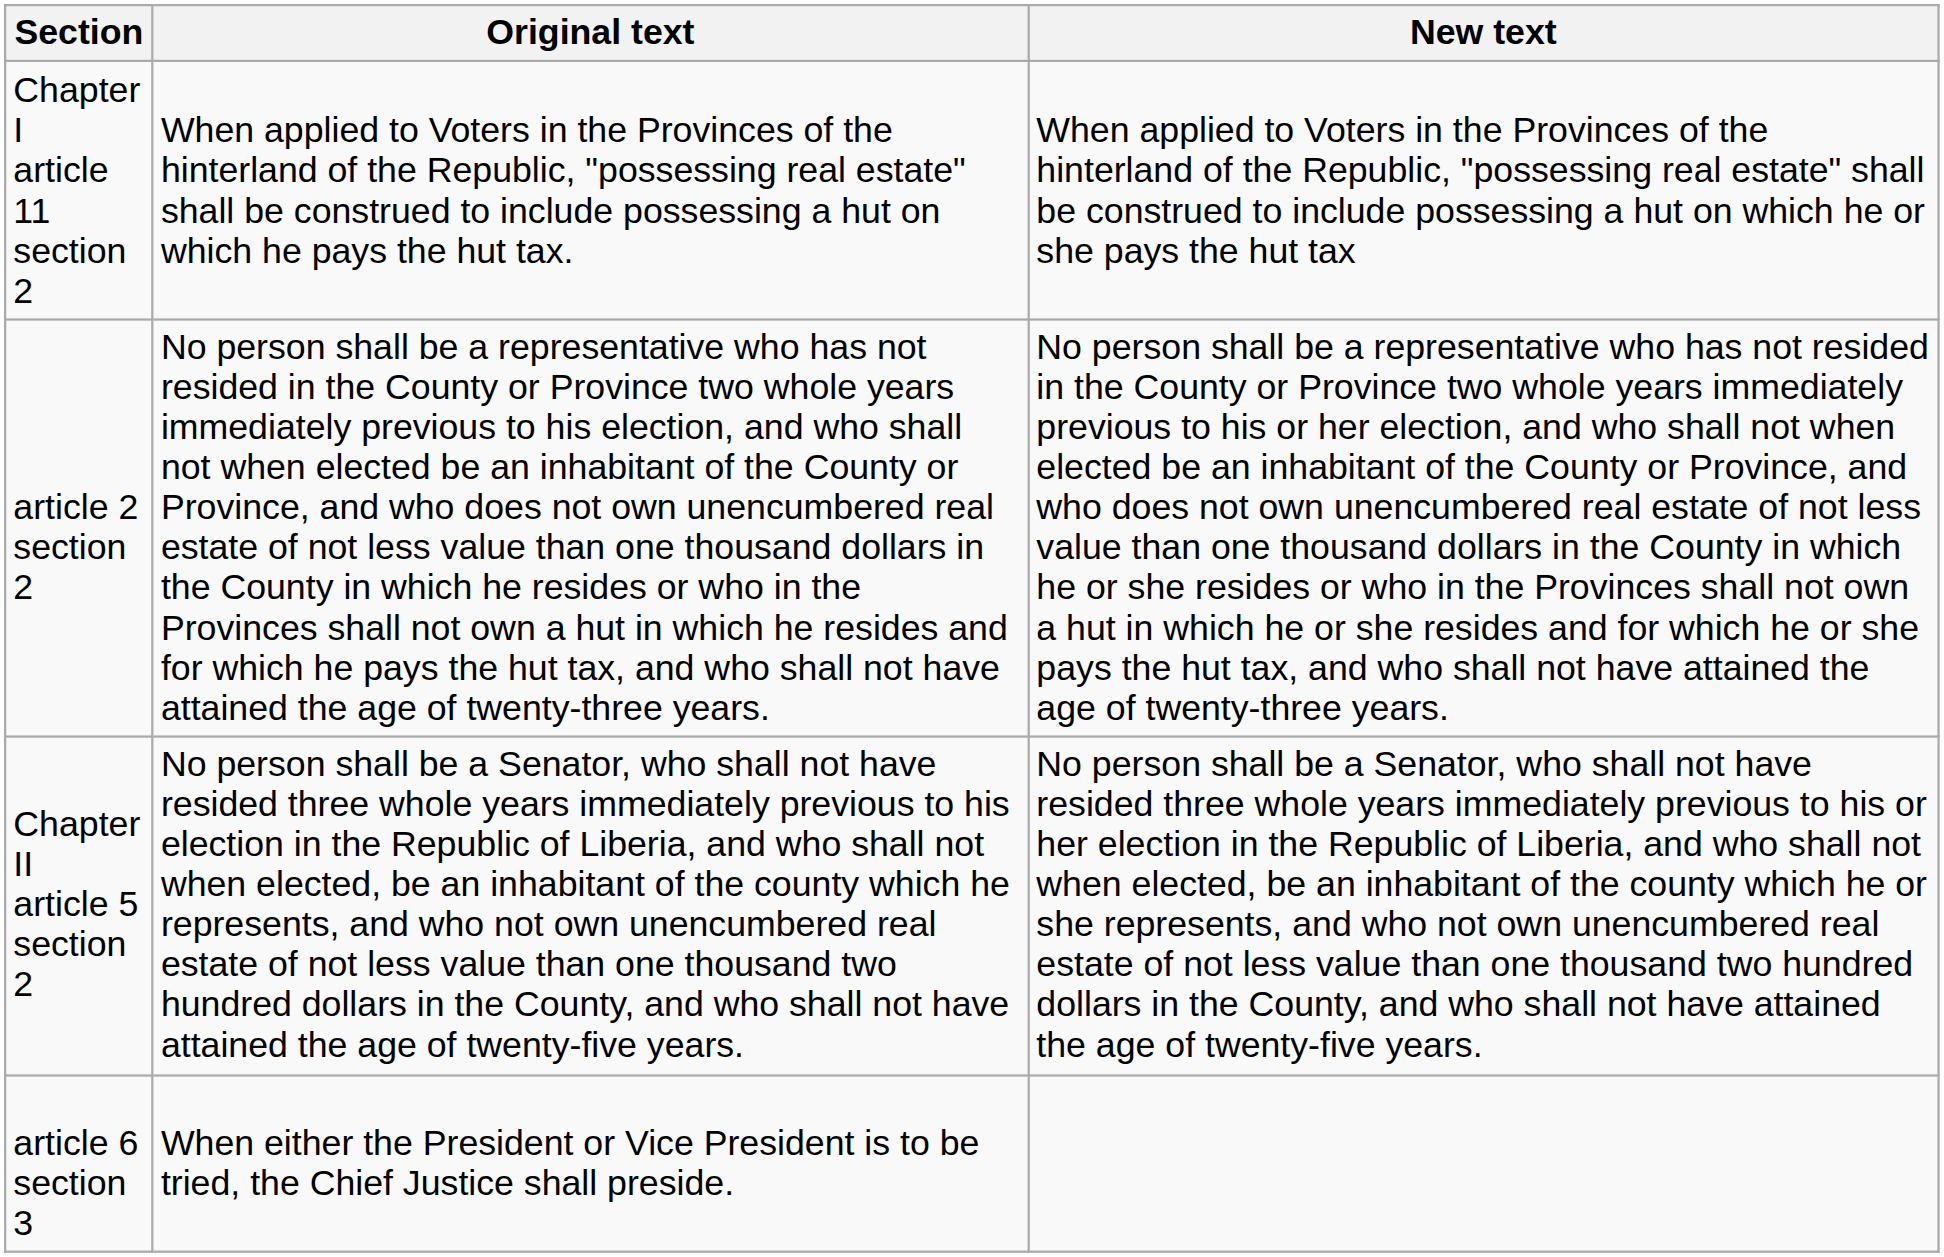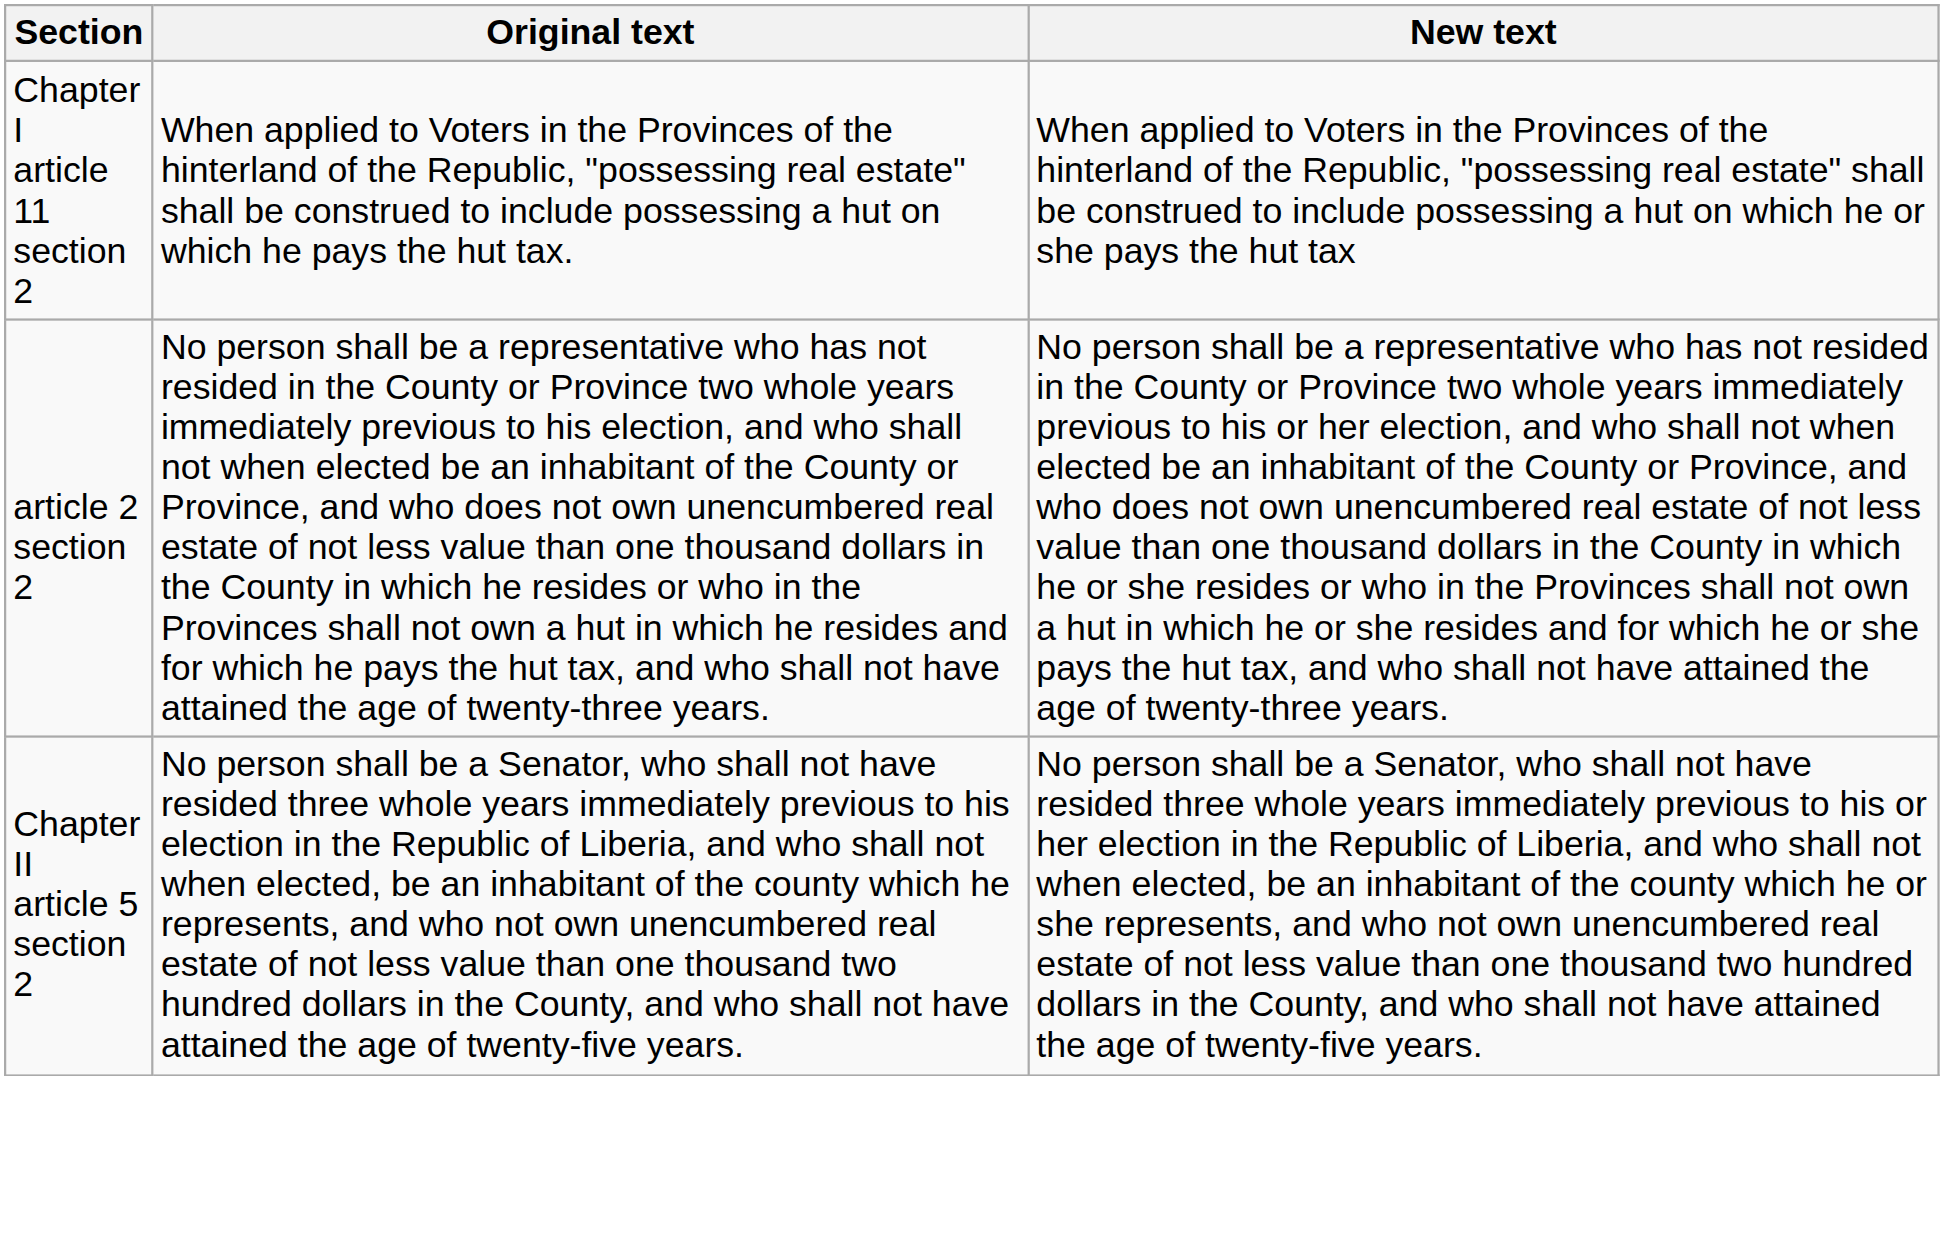- row: (76, 1182)
